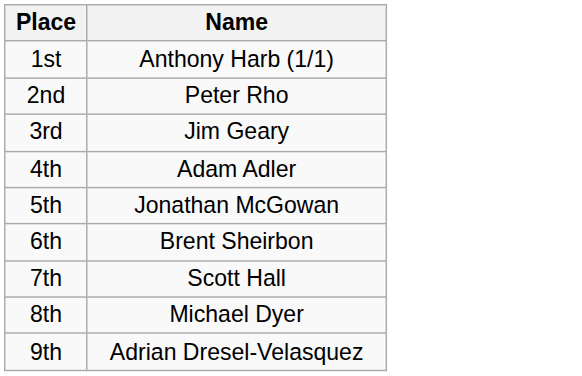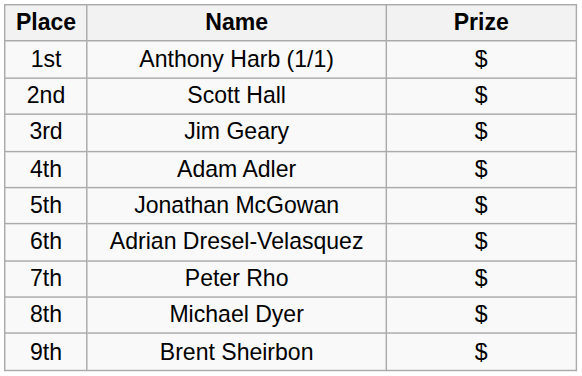+ column: (481, 22)
(237, 95) Peter Rho -> (237, 95) Scott Hall
(237, 242) Brent Sheirbon -> (237, 242) Adrian Dresel-Velasquez
(237, 278) Scott Hall -> (237, 278) Peter Rho
(237, 351) Adrian Dresel-Velasquez -> (237, 351) Brent Sheirbon
